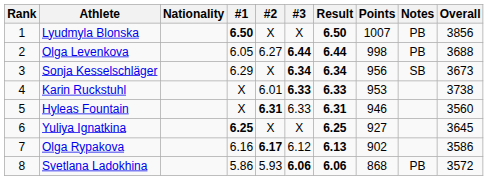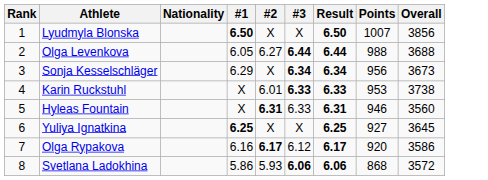- column: (418, 14)
(377, 52) 998 -> (377, 52) 988
(335, 147) 6.13 -> (335, 147) 6.17
(377, 147) 902 -> (377, 147) 920
